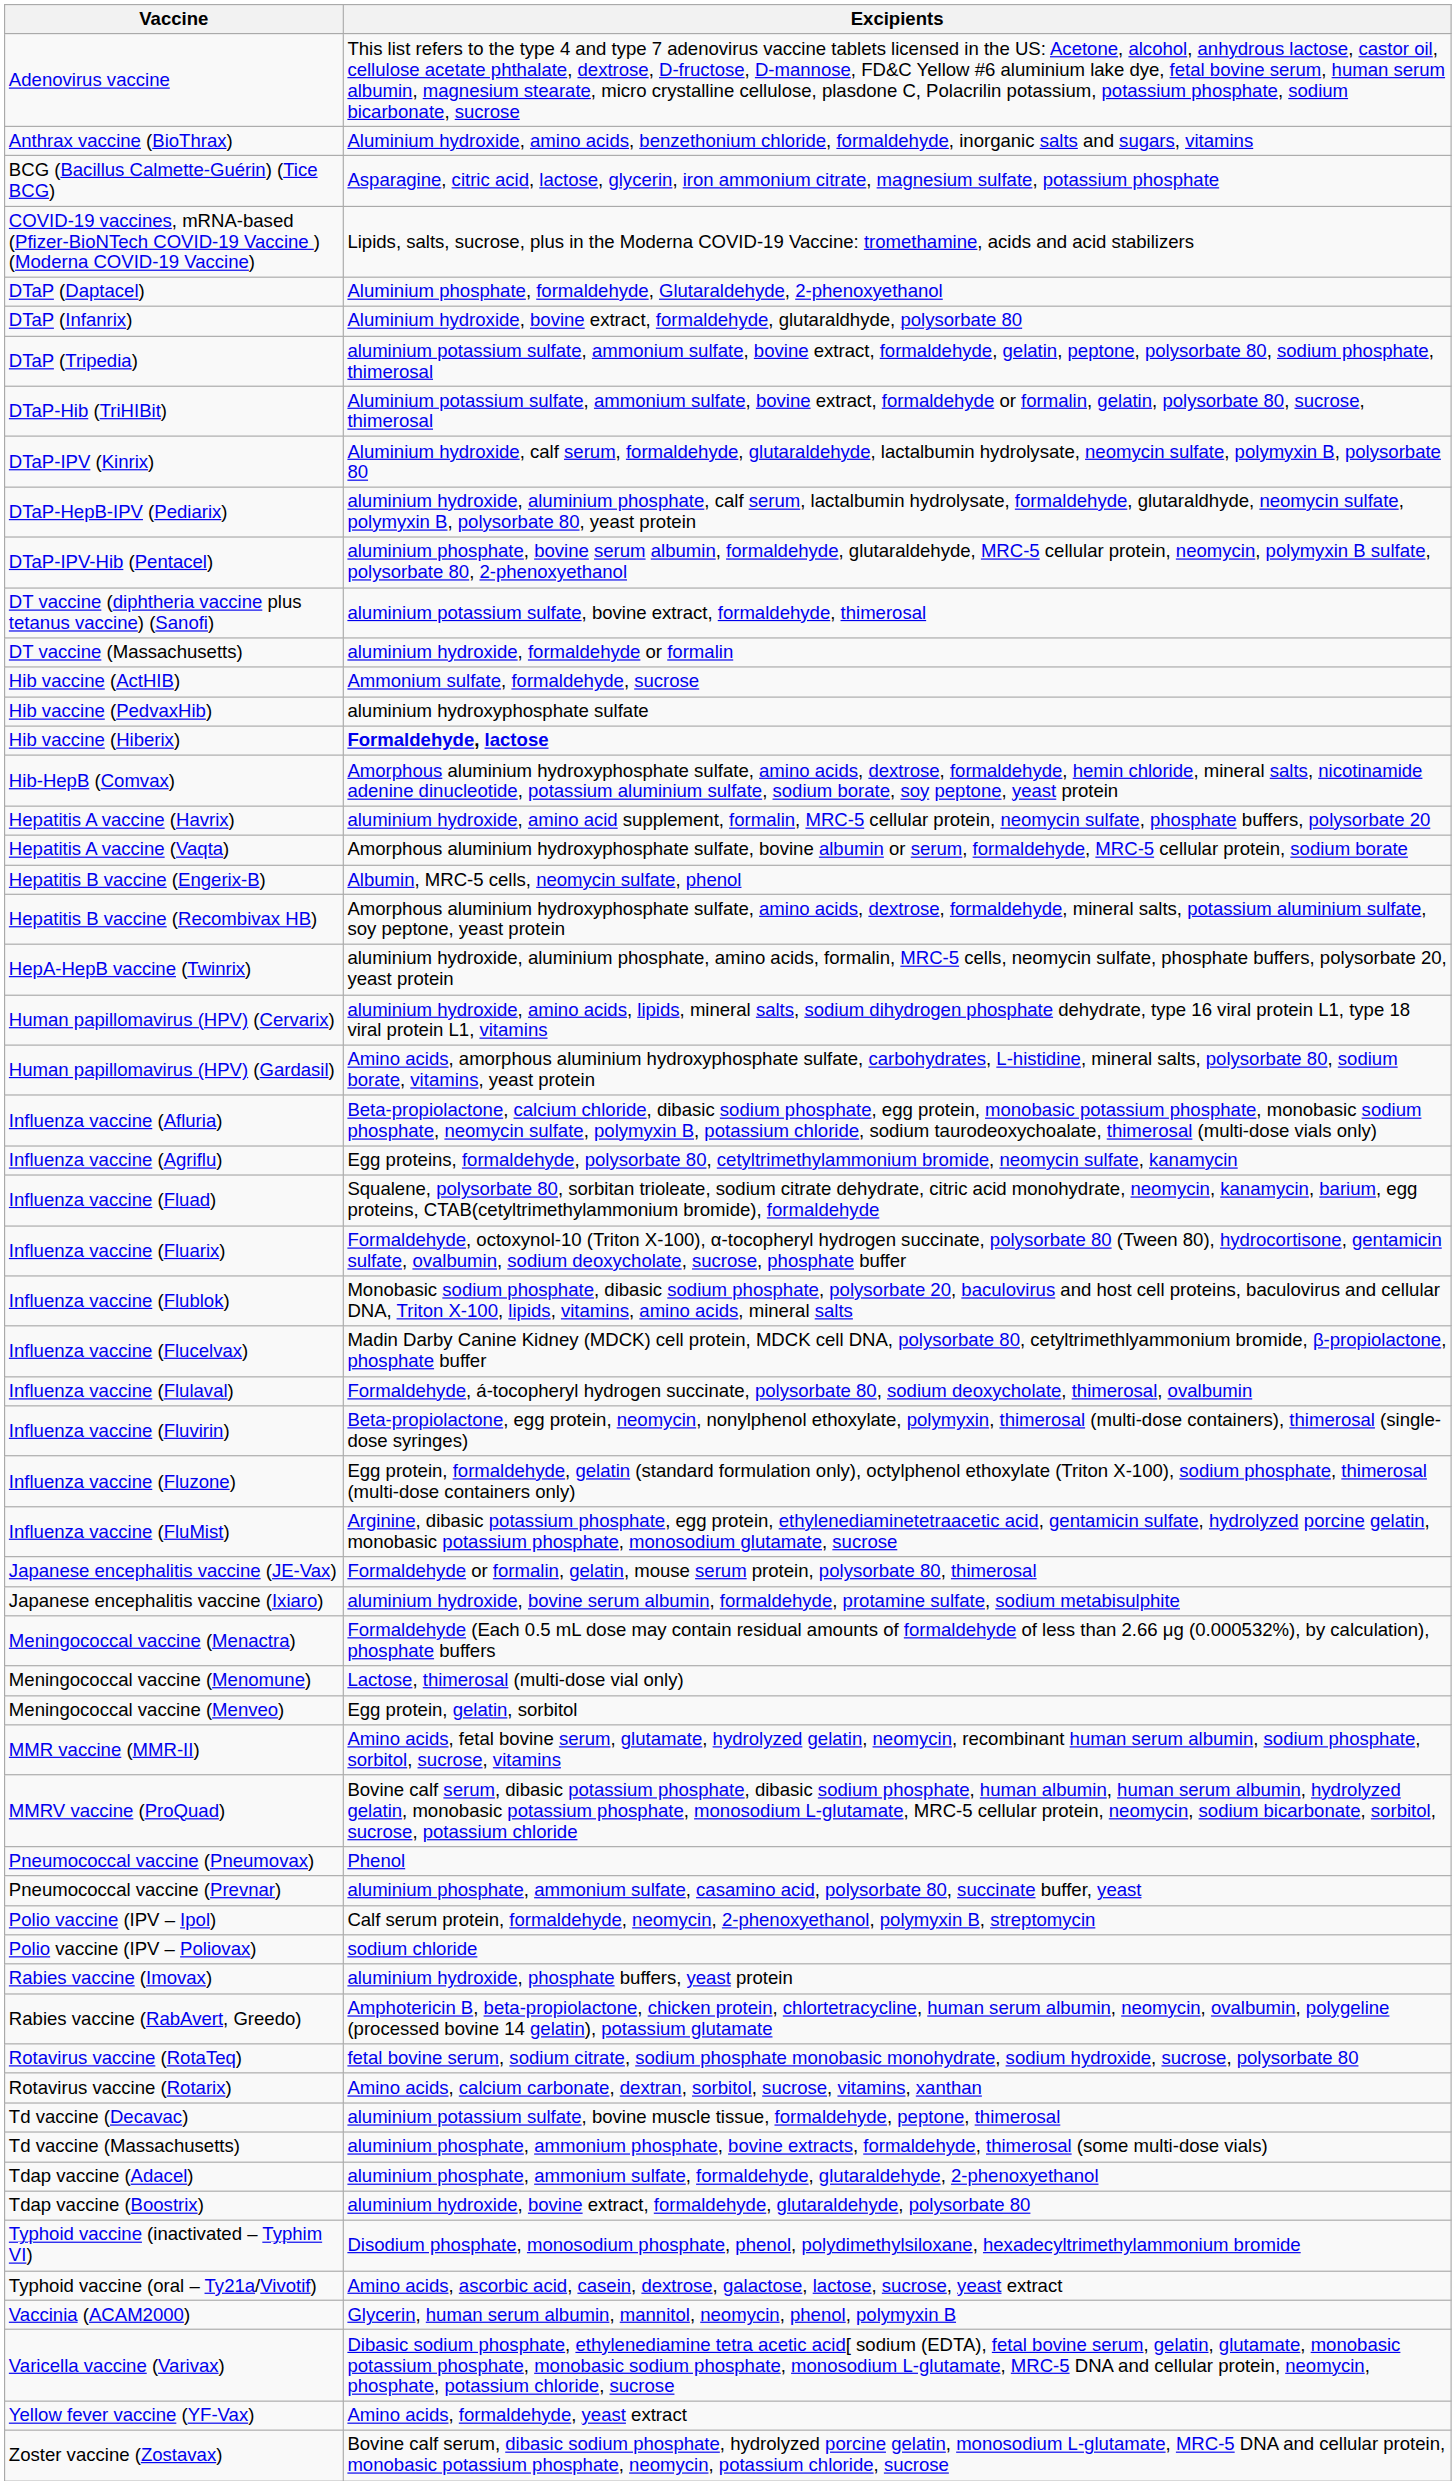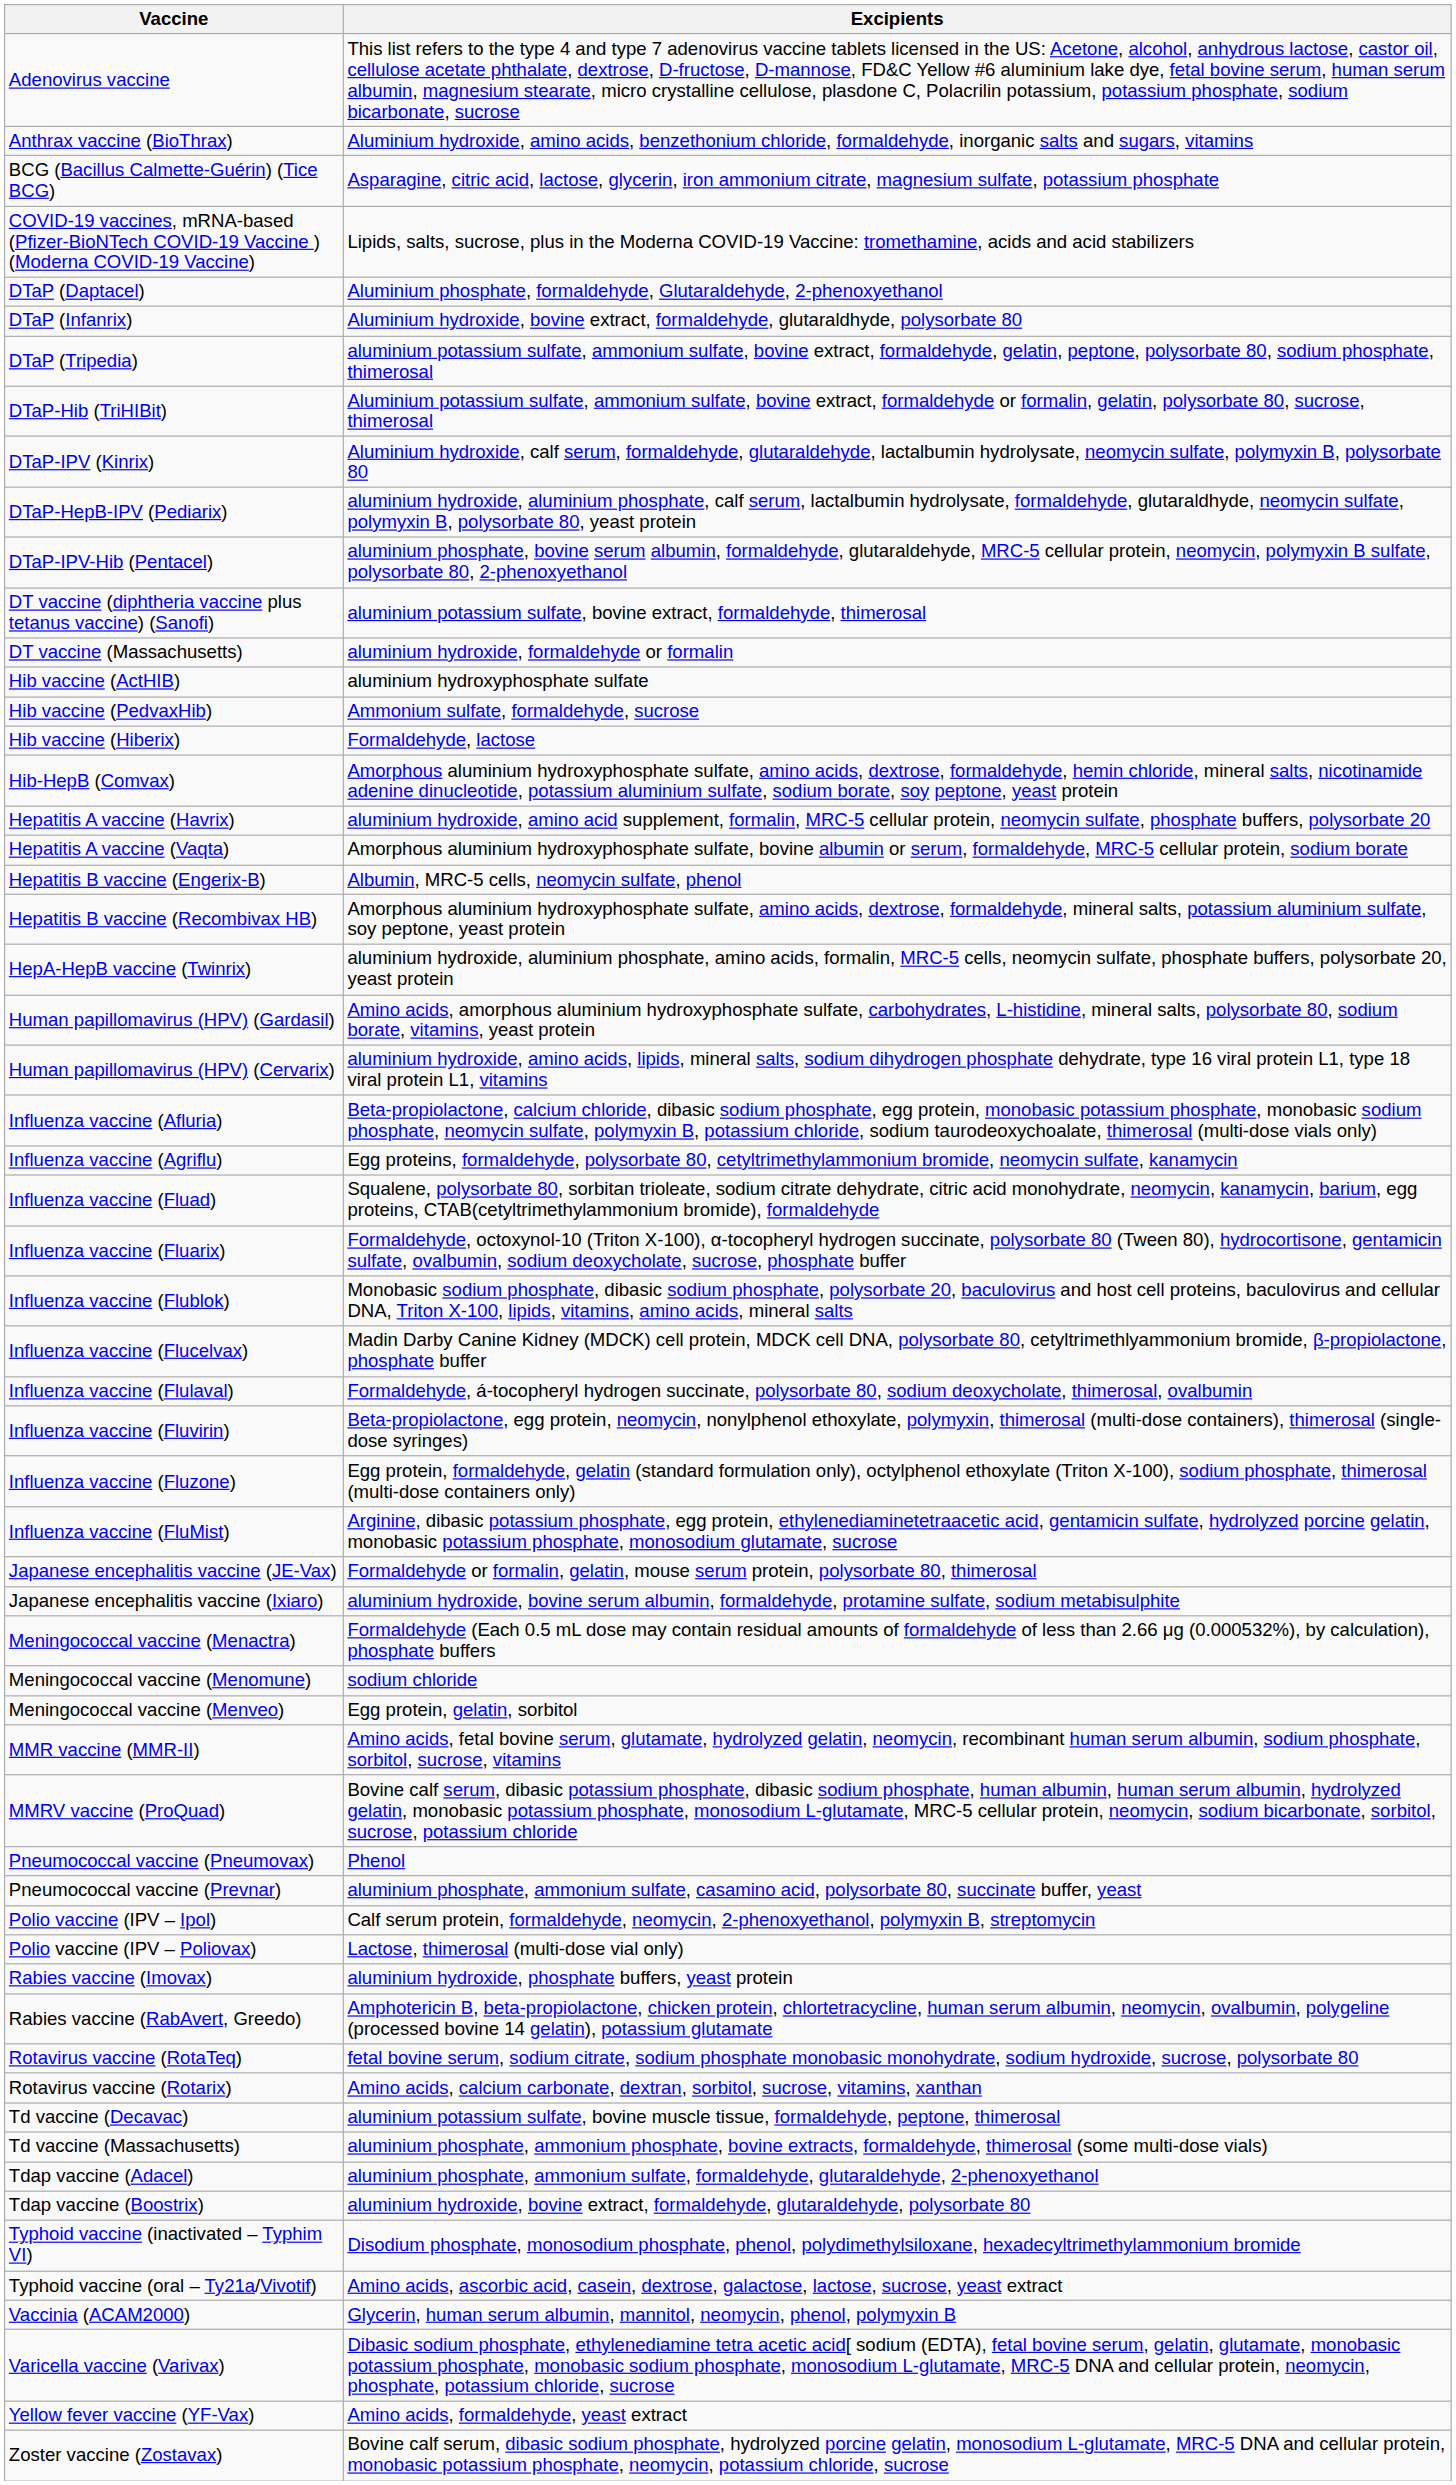(523, 681) Ammonium sulfate, formaldehyde, sucrose -> (498, 681) aluminium hydroxyphosphate sulfate
(498, 711) aluminium hydroxyphosphate sulfate -> (523, 711) Ammonium sulfate, formaldehyde, sucrose
(448, 740) bold -> (441, 740) normal
rows swapped: (172, 1019) <-> (172, 1070)
(516, 1680) Lactose, thimerosal (multi-dose vial only) -> (412, 1680) sodium chloride
(412, 1949) sodium chloride -> (516, 1949) Lactose, thimerosal (multi-dose vial only)
